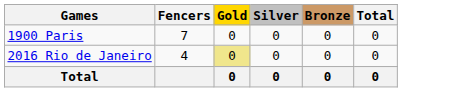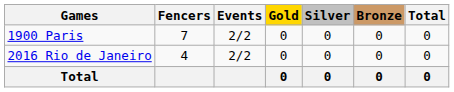+ column: (240, 15)
(232, 56) khaki background -> (284, 56) no background
